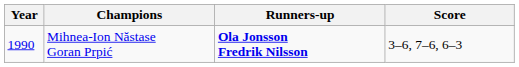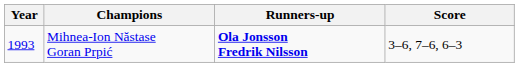(21, 44) 1990 -> (21, 44) 1993
